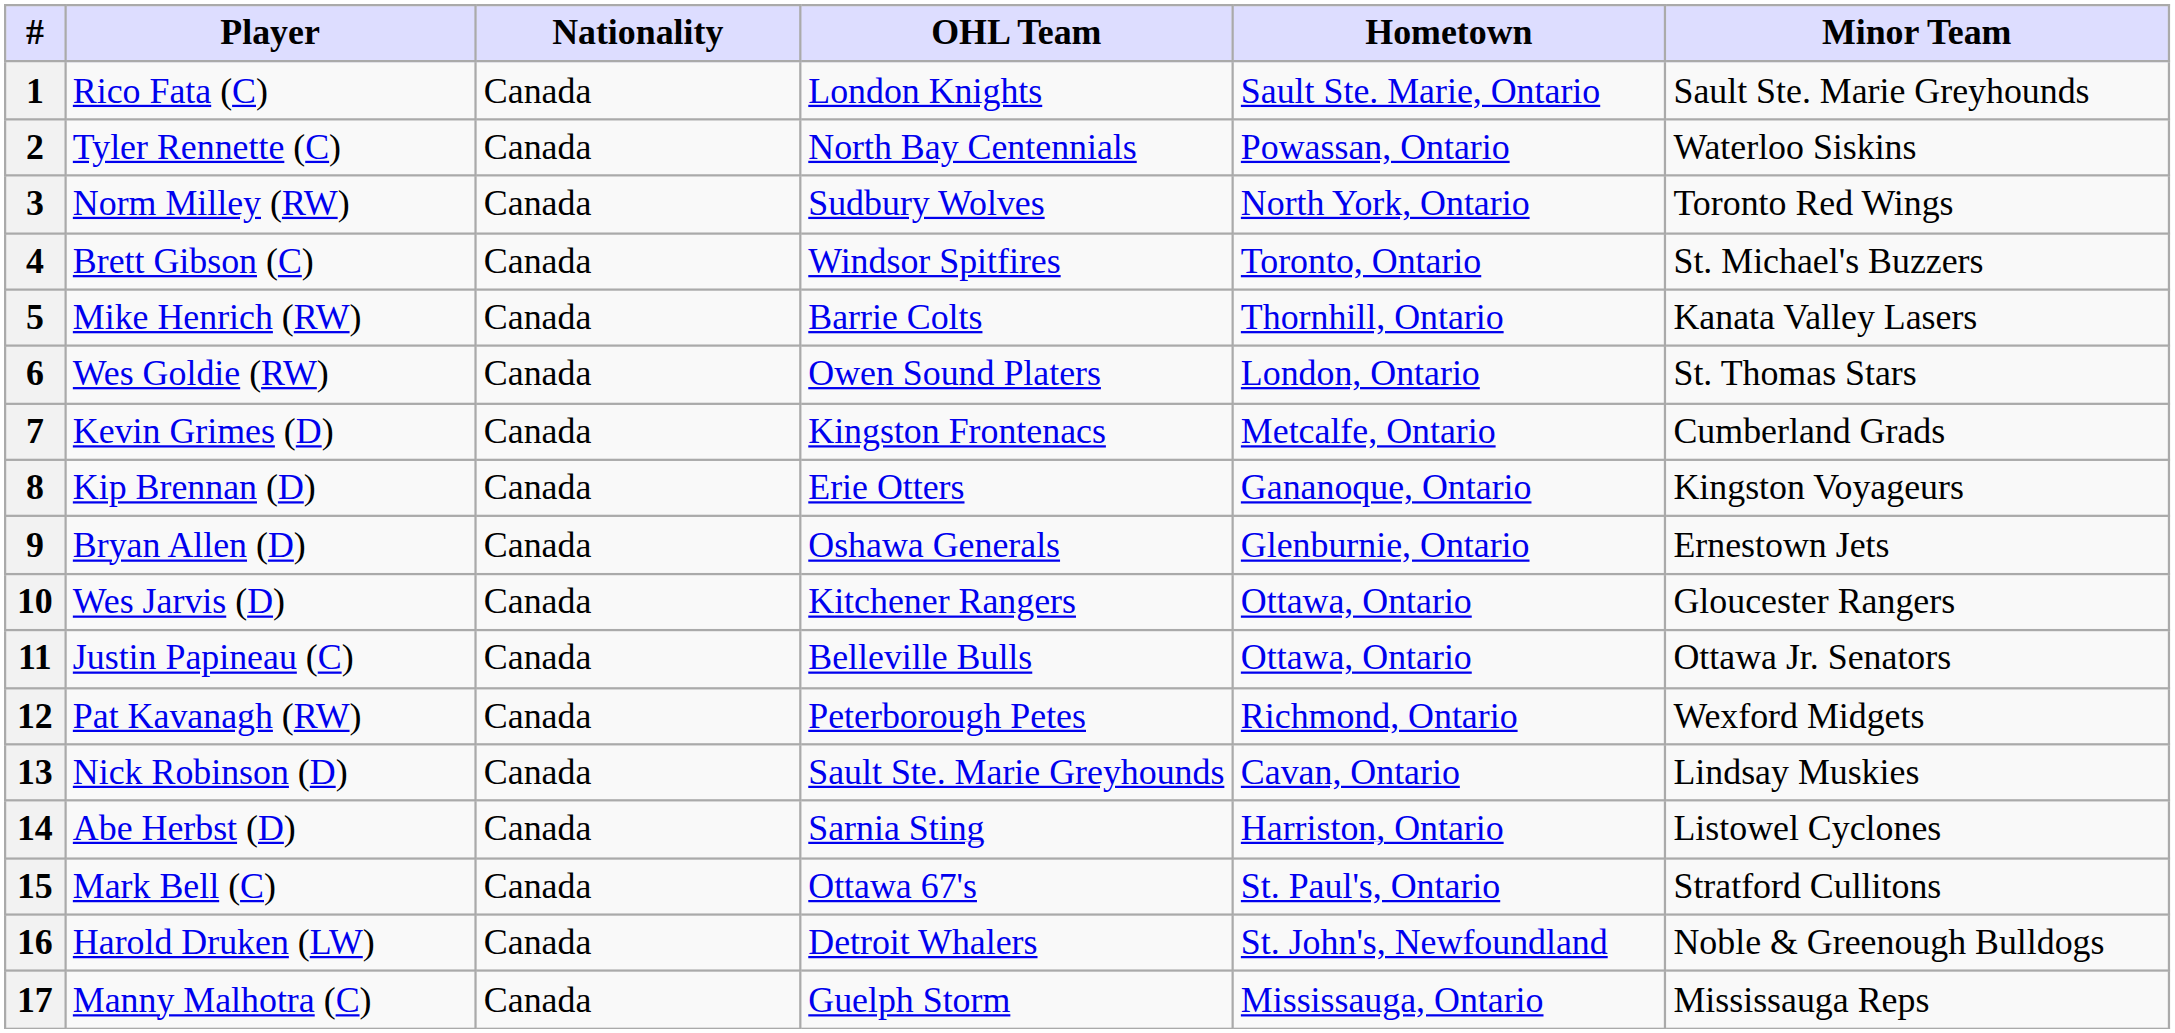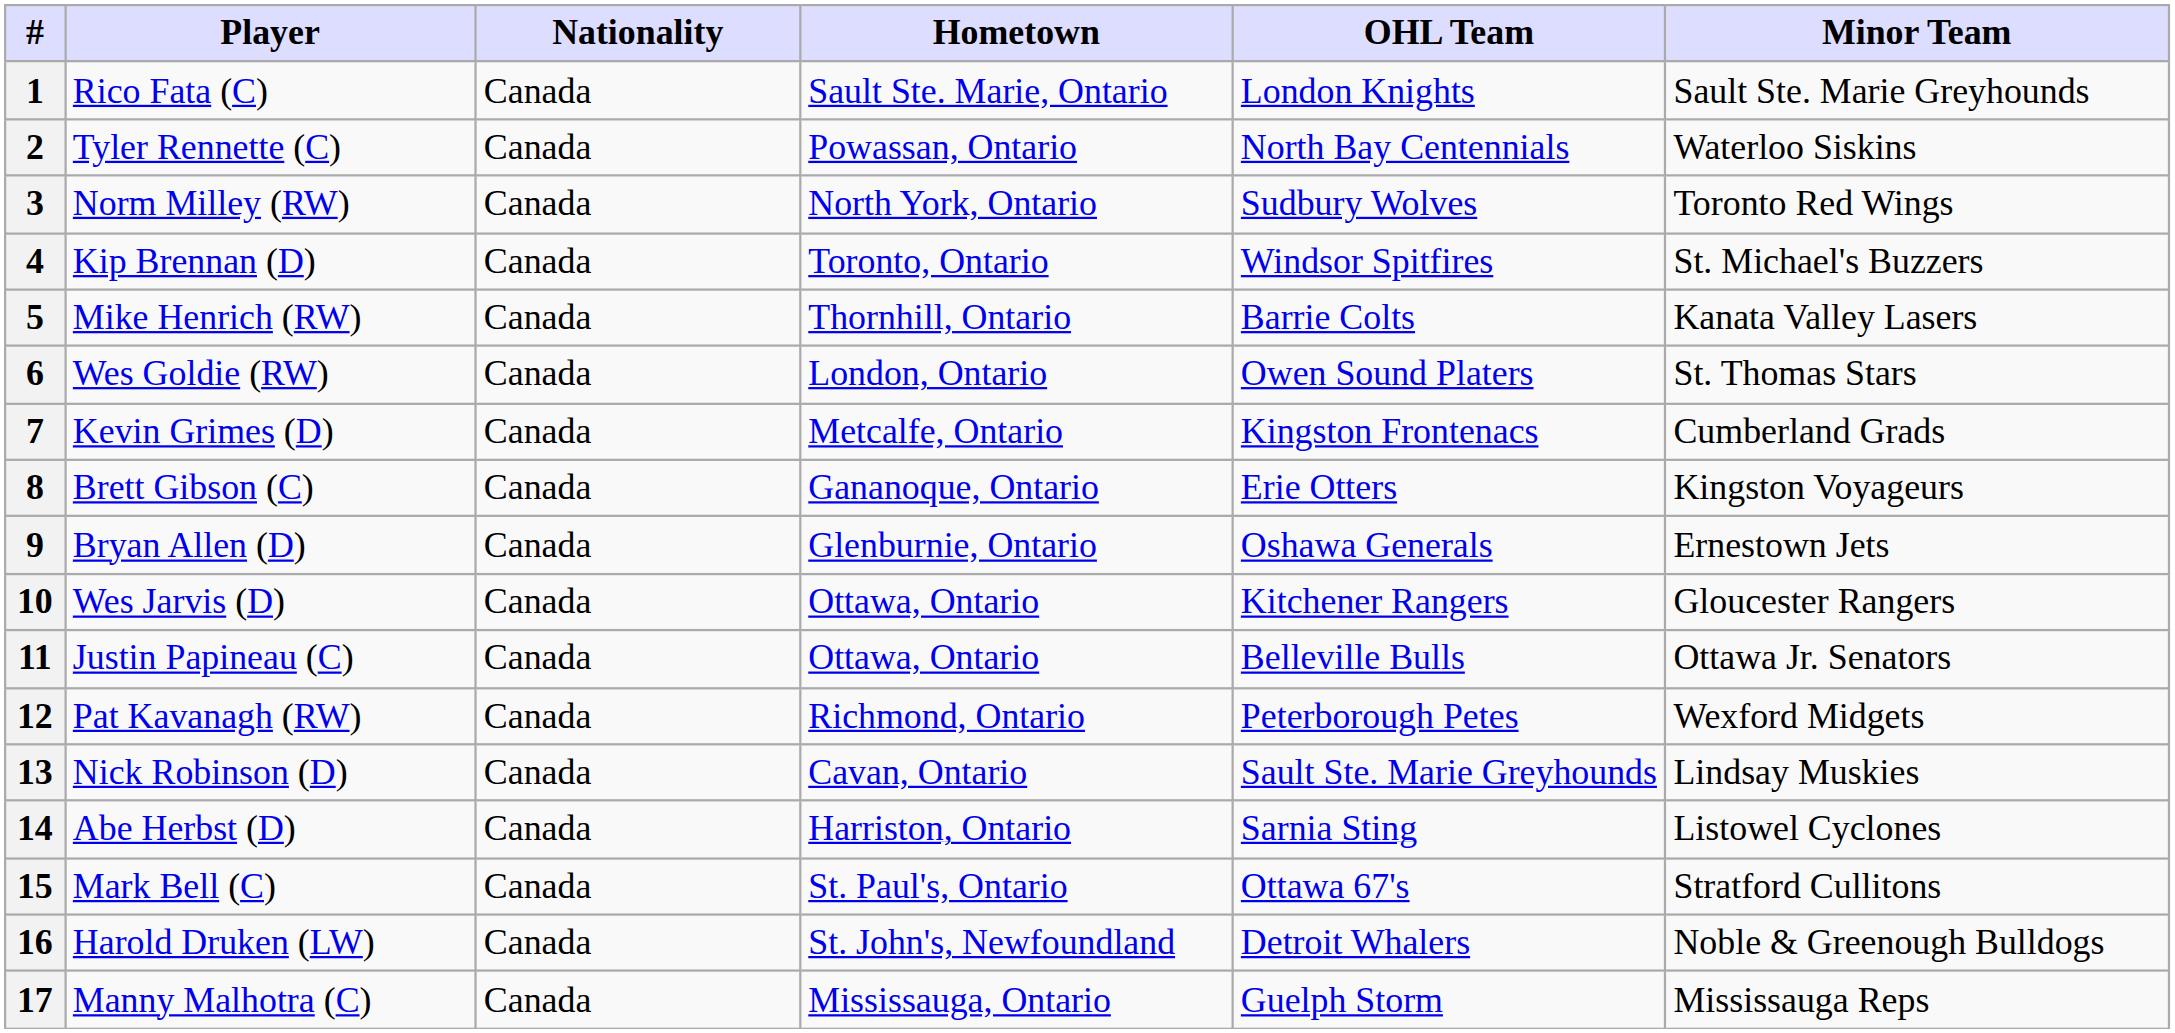columns swapped: (1016, 32) <-> (1449, 32)
(193, 260) Brett Gibson (C) -> (194, 260) Kip Brennan (D)
(194, 487) Kip Brennan (D) -> (193, 487) Brett Gibson (C)
